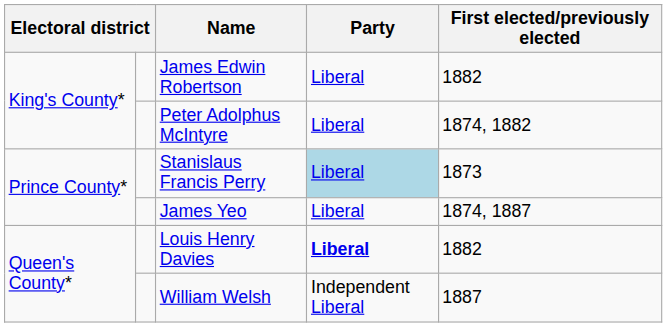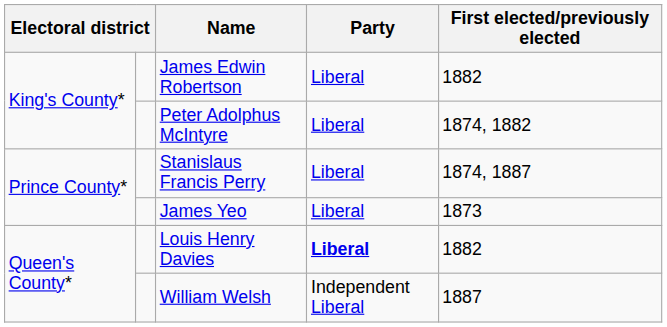(338, 173) lightblue background -> (338, 173) no background
(462, 173) 1873 -> (487, 173) 1874, 1887
(487, 211) 1874, 1887 -> (462, 211) 1873
